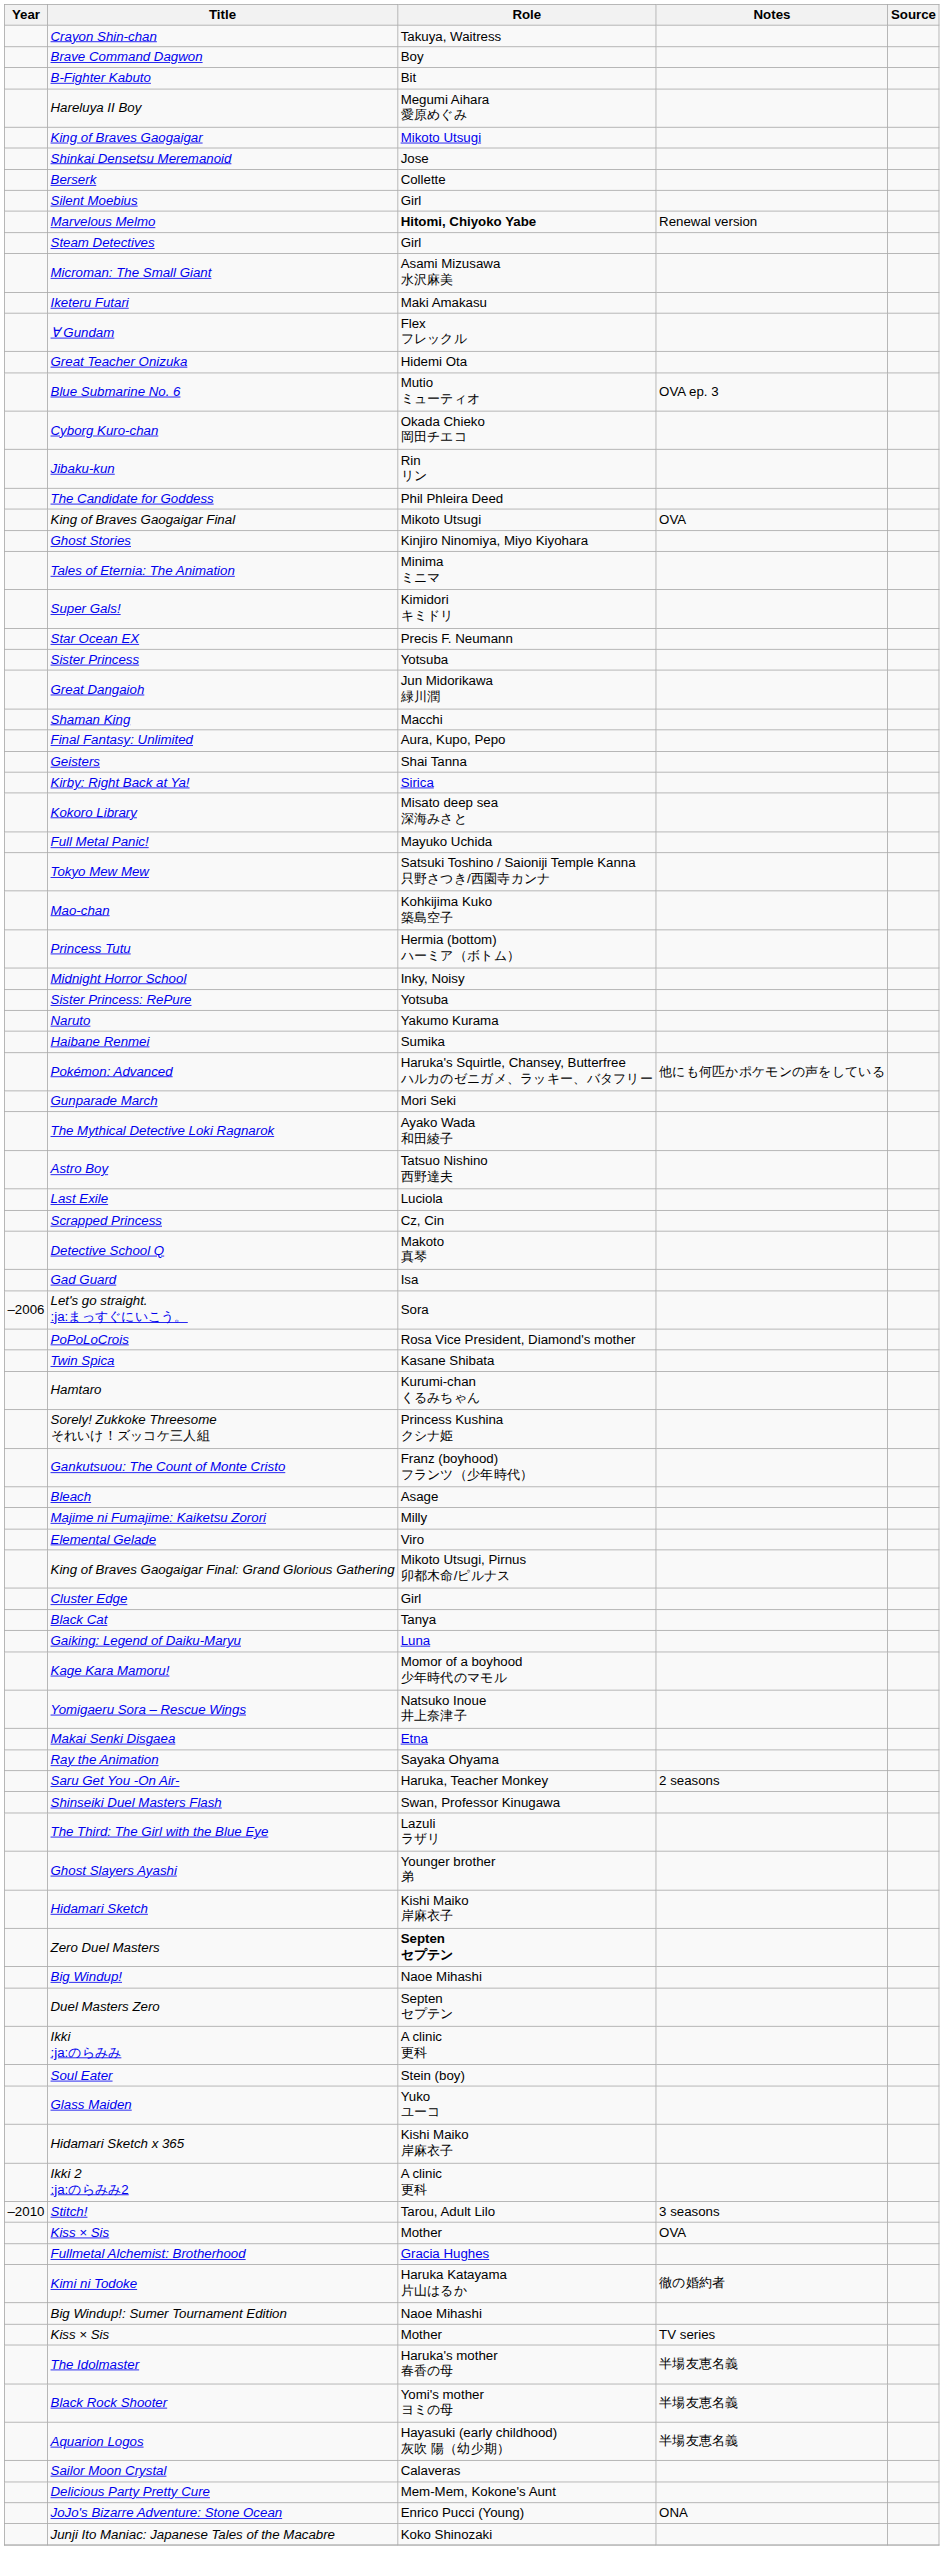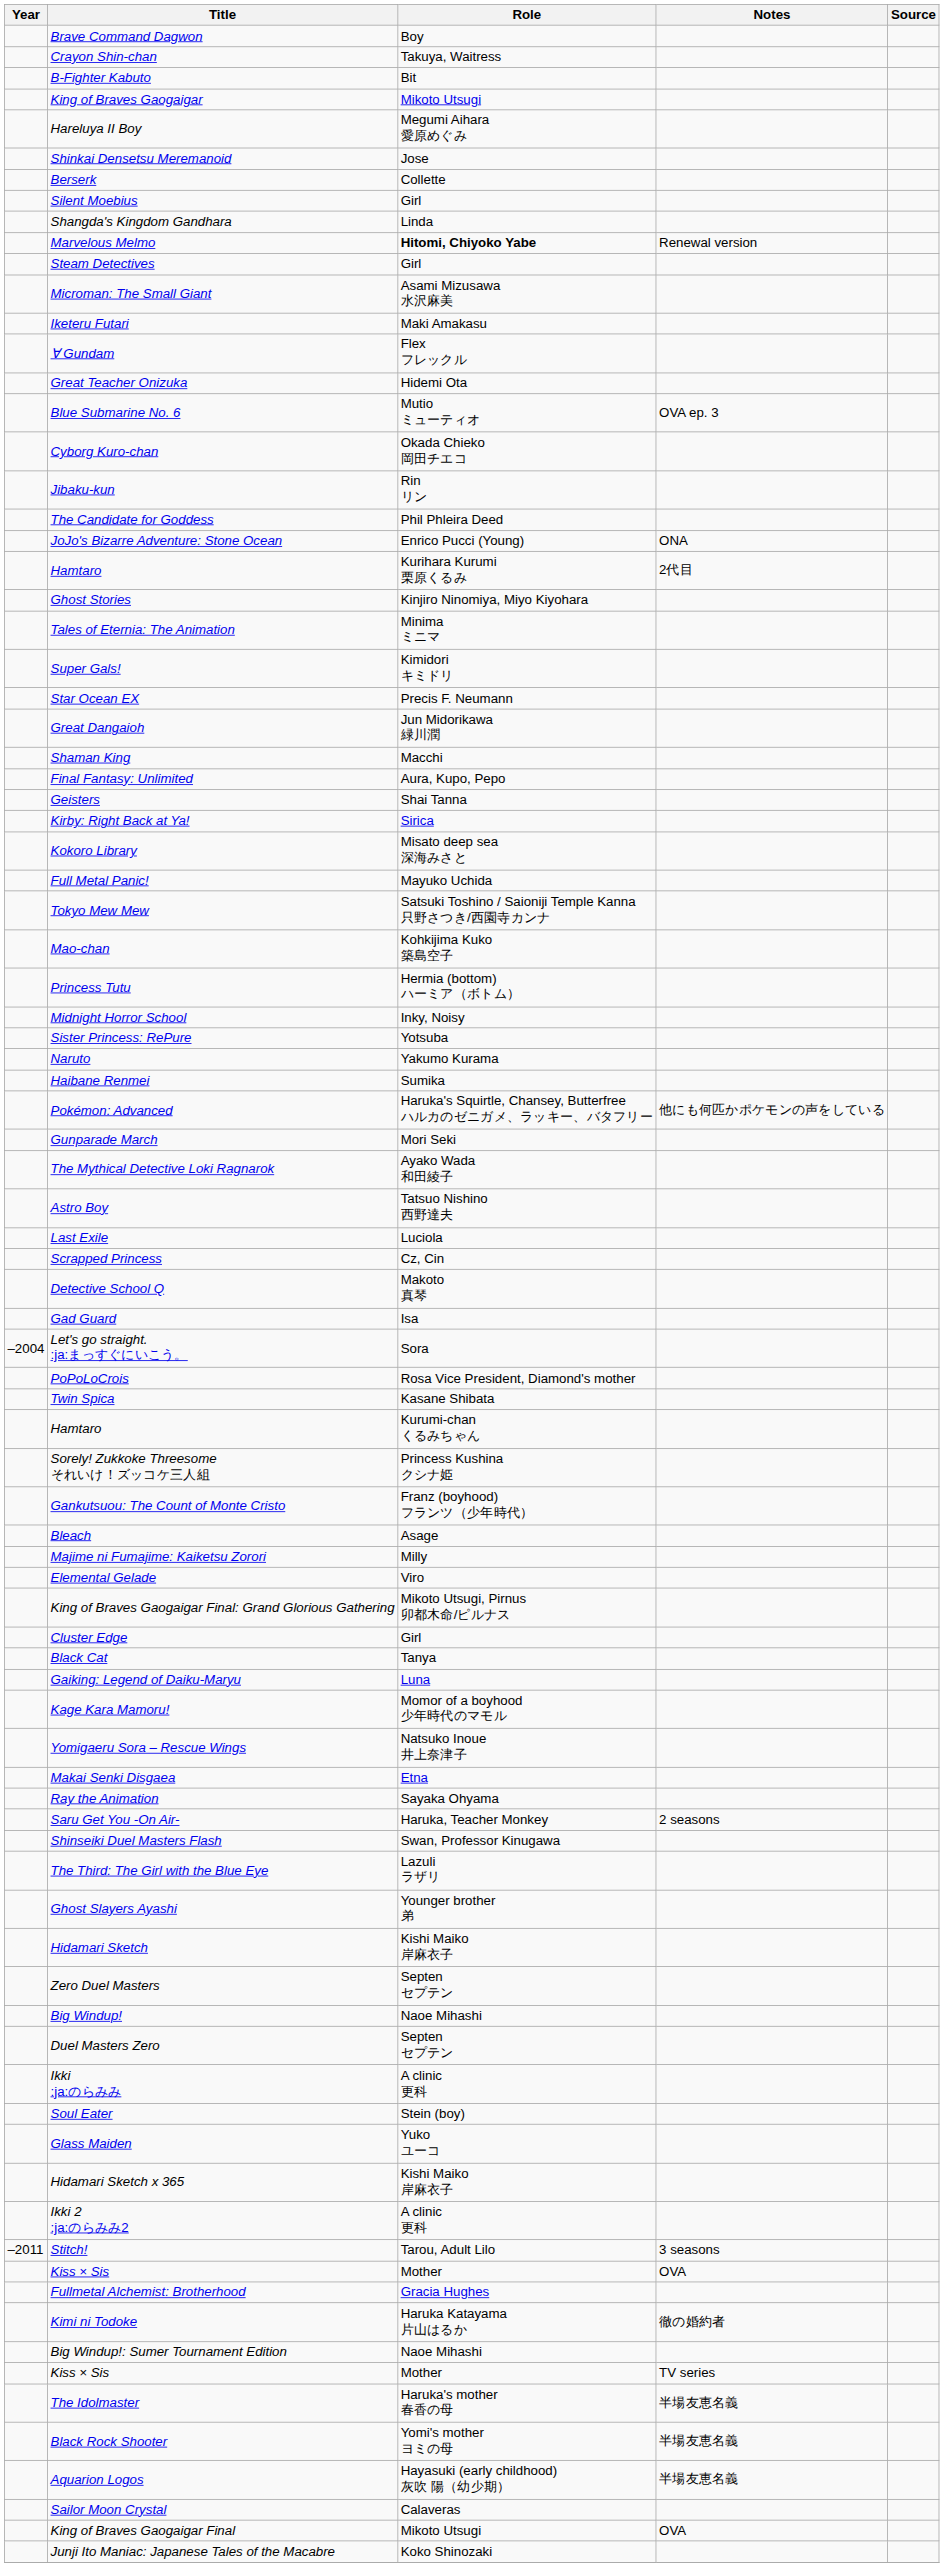rows swapped: (104, 36) <-> (127, 57)
rows swapped: (127, 137) <-> (96, 107)
+ row: (141, 222)
rows swapped: (143, 519) <-> (166, 2513)
+ row: (76, 570)
- row: (95, 659)
(26, 1309) –2006 -> (26, 1348) –2004
(427, 1946) bold -> (427, 1985) normal
(26, 2211) –2010 -> (25, 2250) –2011
- row: (130, 2492)
